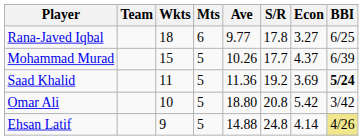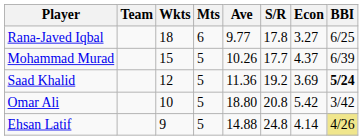(166, 80) 11 -> (166, 80) 12
